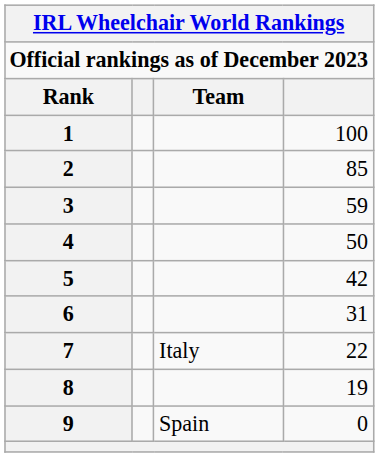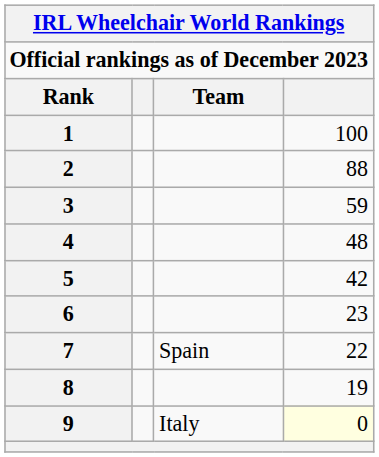(357, 169) 85 -> (357, 169) 88
(357, 241) 50 -> (357, 241) 48
(357, 314) 31 -> (357, 314) 23
(179, 350) Italy -> (184, 350) Spain
(184, 423) Spain -> (179, 423) Italy
(362, 423) no background -> (362, 423) lightyellow background
